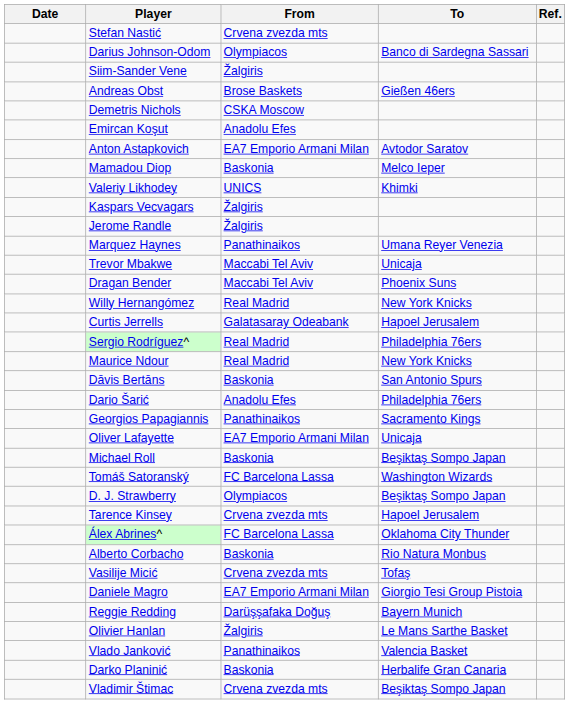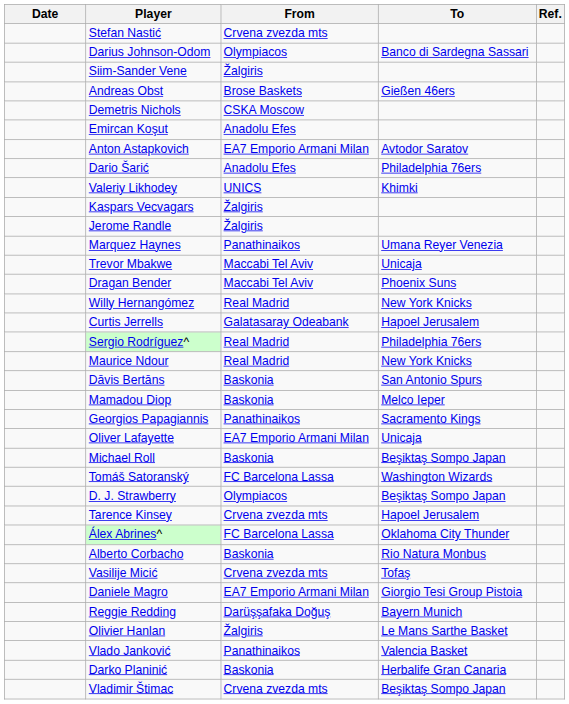rows swapped: (130, 168) <-> (119, 399)
